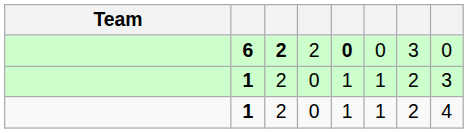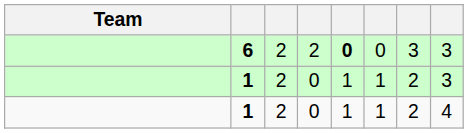(281, 50) bold -> (281, 50) normal
(447, 50) 0 -> (447, 50) 3
